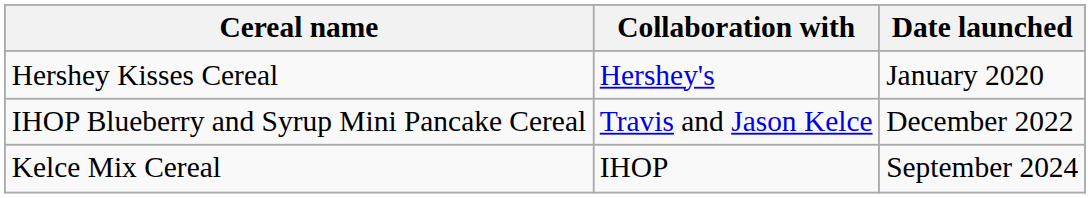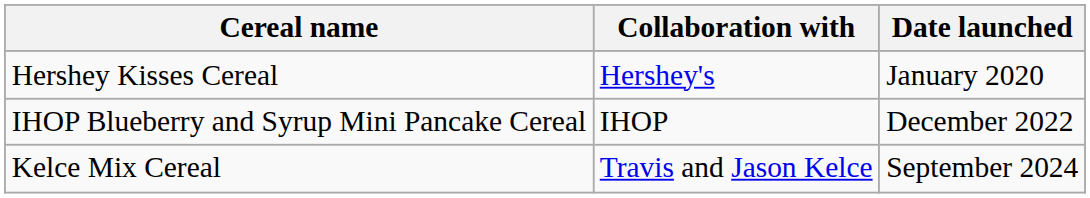(736, 121) Travis and Jason Kelce -> (634, 121) IHOP
(634, 167) IHOP -> (736, 167) Travis and Jason Kelce
